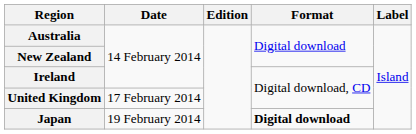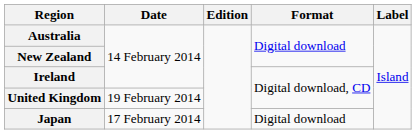(154, 98) 17 February 2014 -> (154, 98) 19 February 2014
(154, 118) 19 February 2014 -> (154, 118) 17 February 2014
(302, 118) bold -> (300, 118) normal
